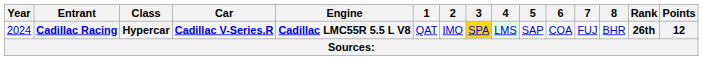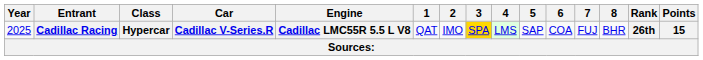(19, 30) 2024 -> (19, 30) 2025
(679, 30) 12 -> (679, 30) 15
